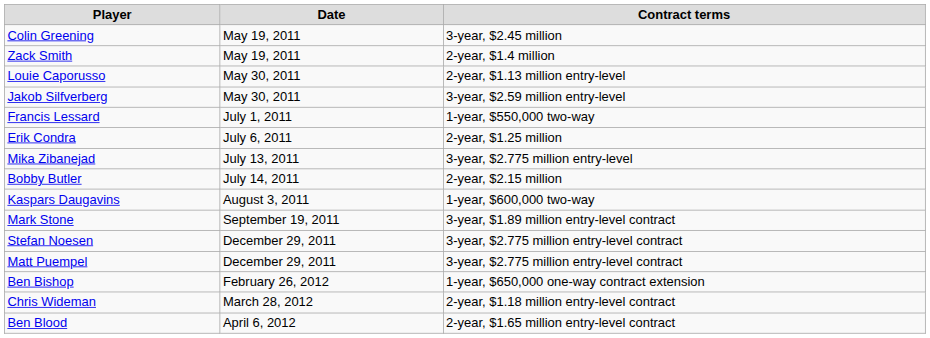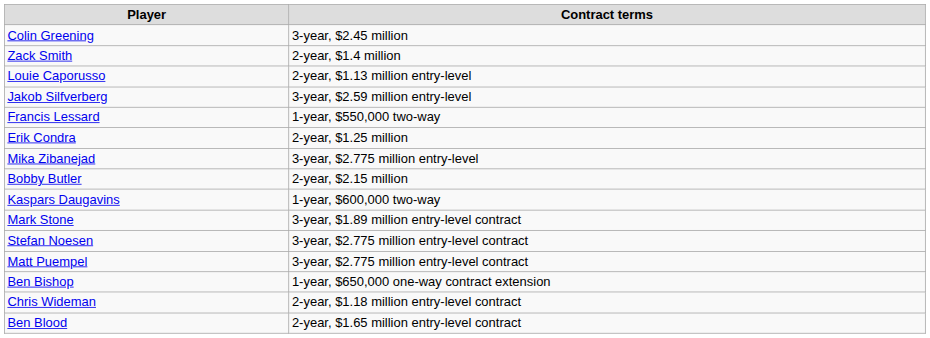- column: (332, 14)
